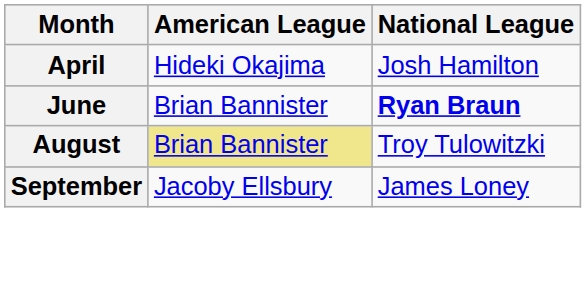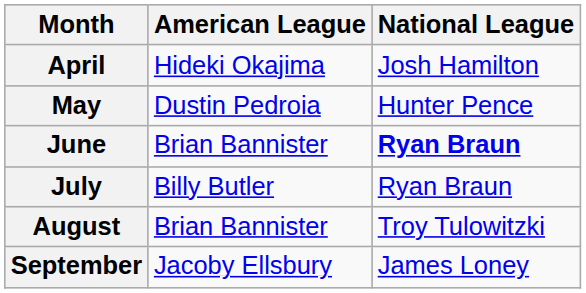+ row: (76, 105)
+ row: (76, 186)
(241, 145) khaki background -> (241, 226) no background
